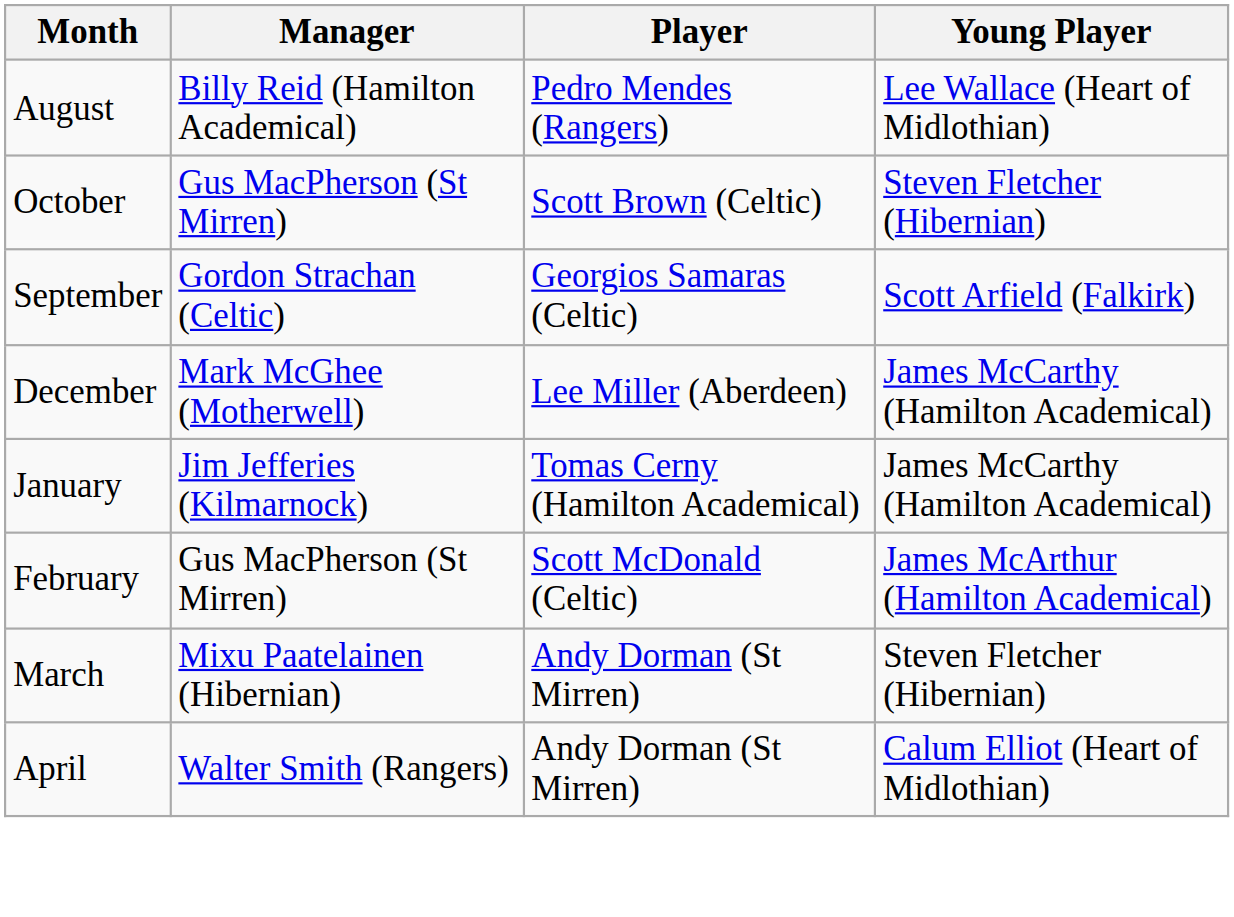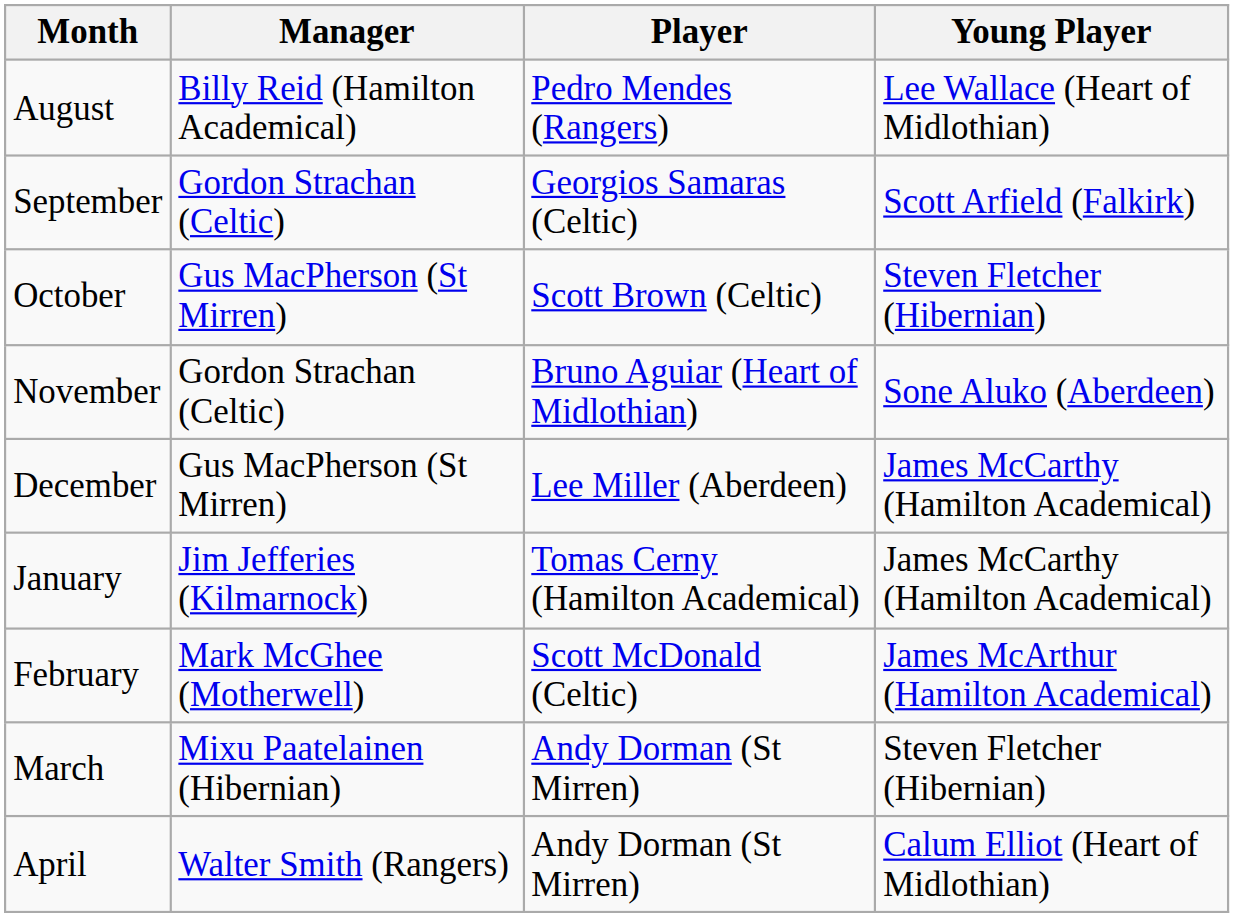rows swapped: (88, 296) <-> (69, 201)
+ row: (87, 390)
(281, 390) Mark McGhee (Motherwell) -> (323, 485) Gus MacPherson (St Mirren)
(323, 579) Gus MacPherson (St Mirren) -> (281, 674) Mark McGhee (Motherwell)
